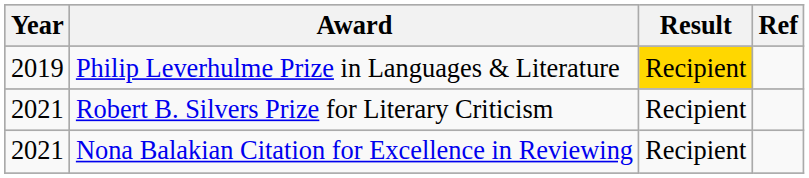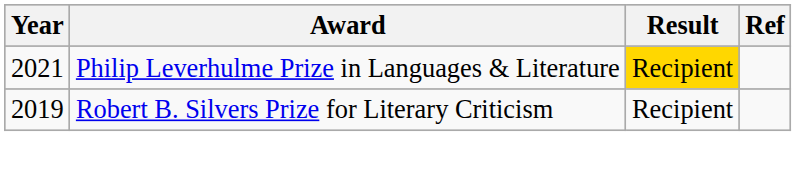(37, 67) 2019 -> (37, 67) 2021
(37, 109) 2021 -> (37, 109) 2019
- row: (354, 151)
